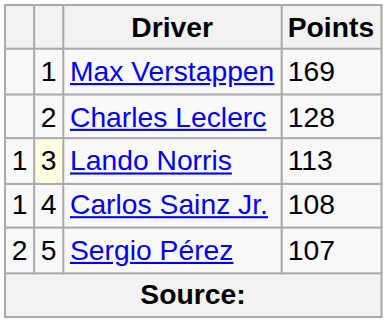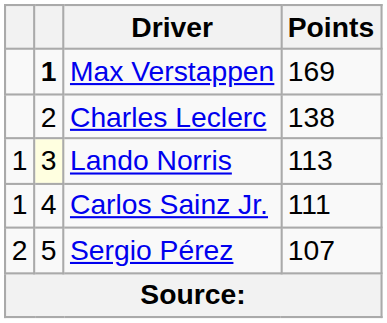(49, 72) normal -> (49, 72) bold
(311, 116) 128 -> (311, 116) 138
(311, 205) 108 -> (309, 205) 111
